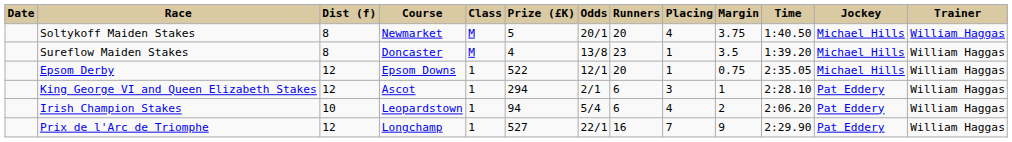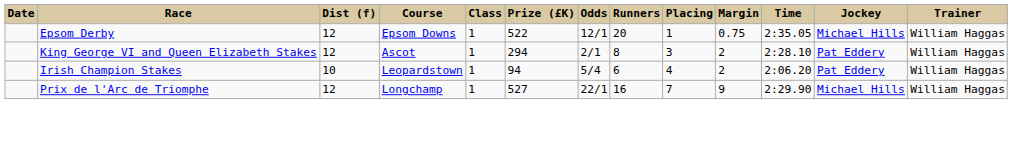- row: (118, 32)
- row: (114, 51)
(616, 89) 6 -> (616, 51) 8
(722, 89) 1 -> (722, 51) 2
(851, 127) Pat Eddery -> (861, 89) Michael Hills
